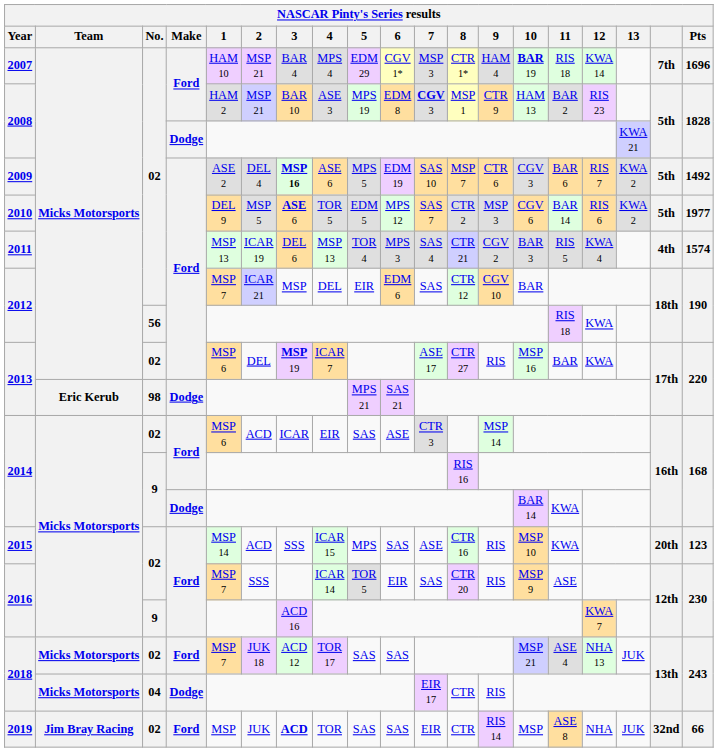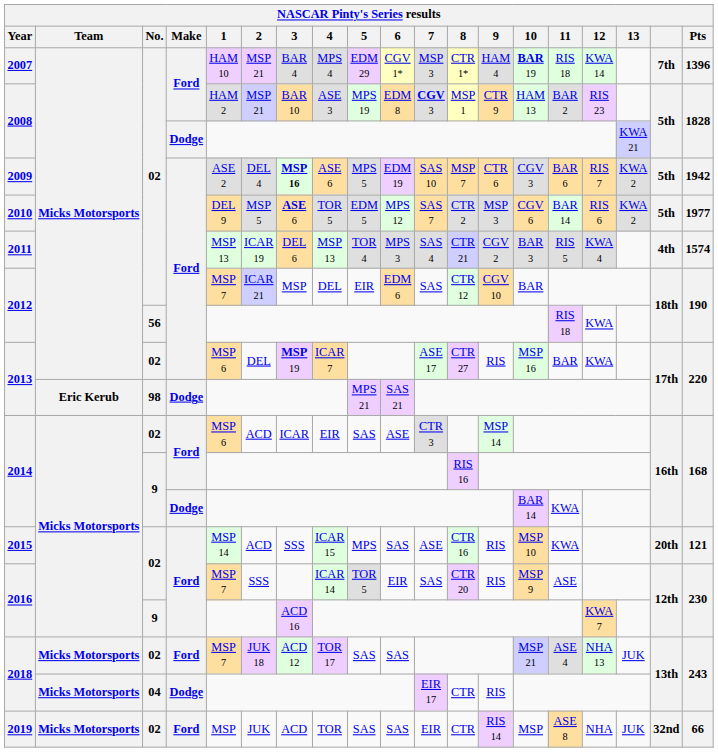(698, 65) 1696 -> (698, 65) 1396
(698, 176) 1492 -> (698, 176) 1942
(698, 544) 123 -> (698, 544) 121
(89, 729) Jim Bray Racing -> (89, 729) Micks Motorsports
(294, 729) bold -> (294, 729) normal
